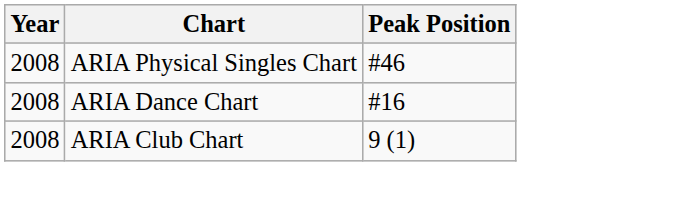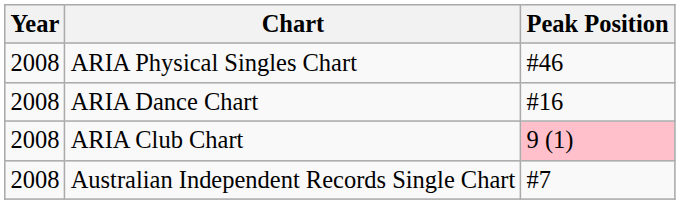(392, 140) no background -> (550, 140) pink background
+ row: (293, 179)
